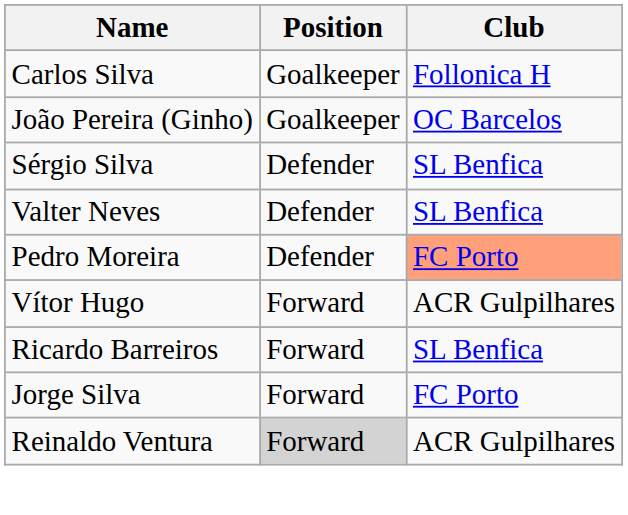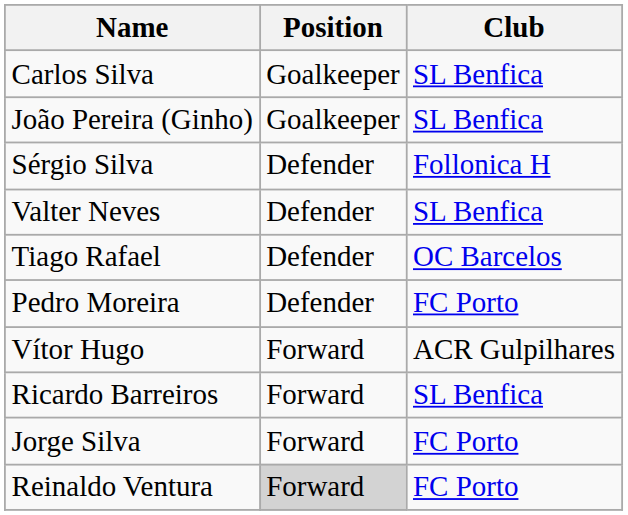(482, 73) Follonica H -> (478, 73) SL Benfica
(487, 119) OC Barcelos -> (478, 119) SL Benfica
(478, 165) SL Benfica -> (482, 165) Follonica H
+ row: (86, 257)
(466, 257) lightsalmon background -> (466, 303) no background
(514, 440) ACR Gulpilhares -> (466, 486) FC Porto
